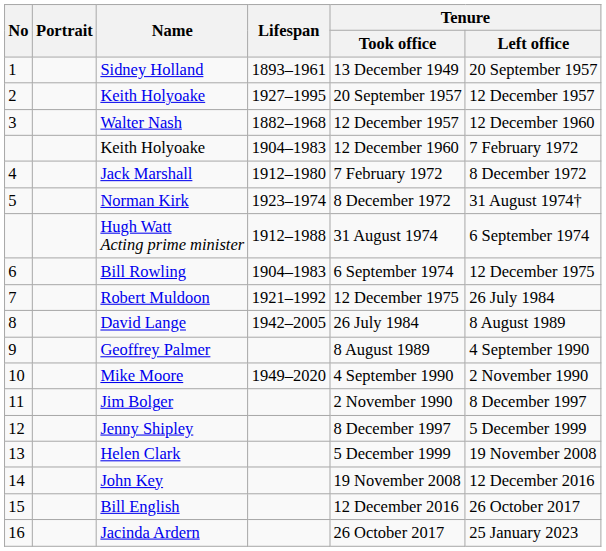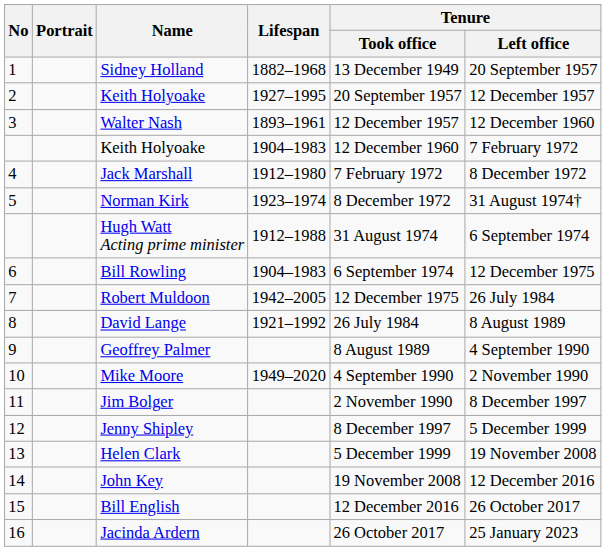(289, 69) 1893–1961 -> (289, 69) 1882–1968
(289, 122) 1882–1968 -> (289, 122) 1893–1961
(289, 297) 1921–1992 -> (289, 297) 1942–2005
(289, 323) 1942–2005 -> (289, 323) 1921–1992
